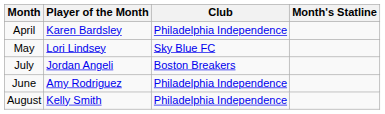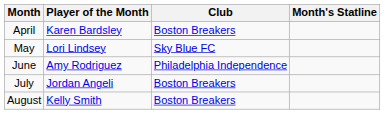(220, 30) Philadelphia Independence -> (195, 30) Boston Breakers
rows swapped: (24, 83) <-> (24, 65)
(220, 100) Philadelphia Independence -> (195, 100) Boston Breakers
